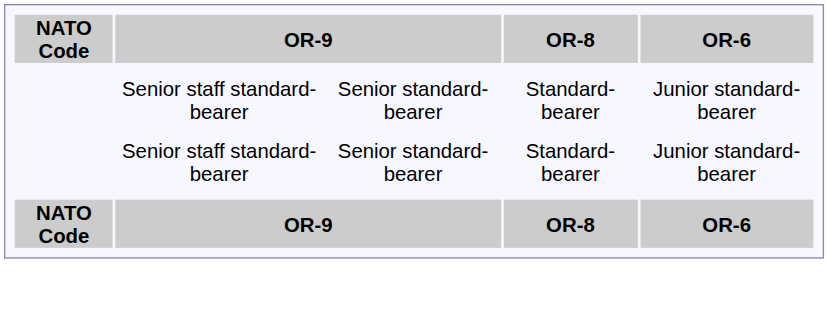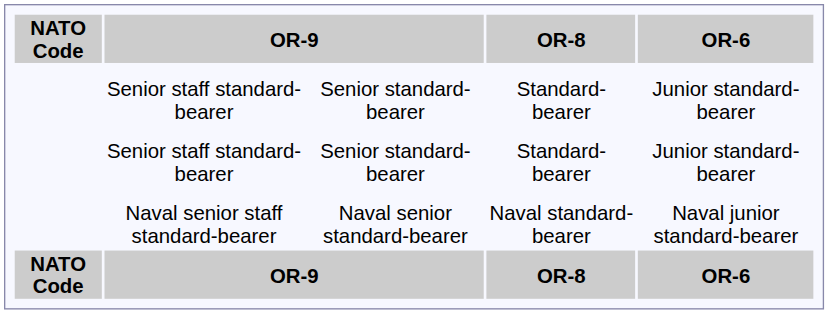+ row: (204, 224)
